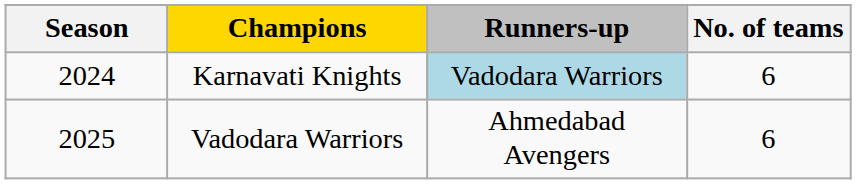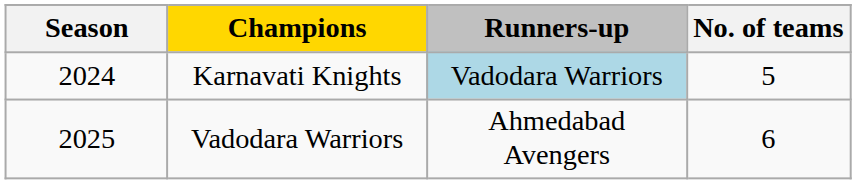(768, 75) 6 -> (768, 75) 5
